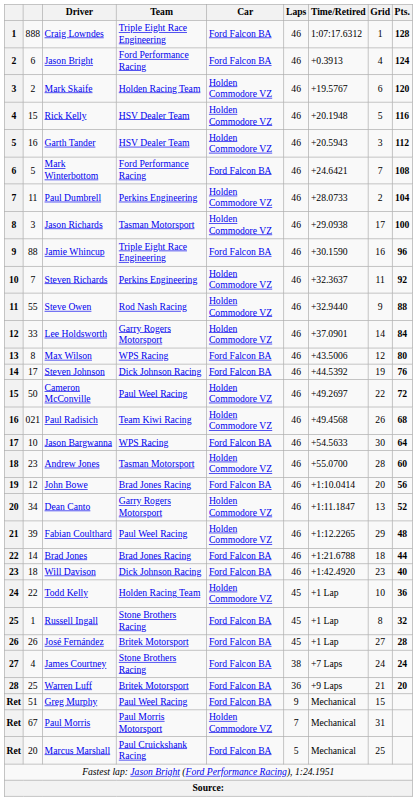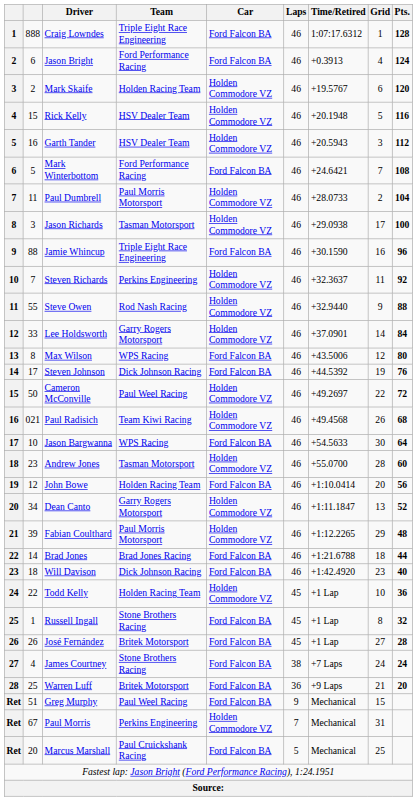(158, 198) Perkins Engineering -> (142, 198) Paul Morris Motorsport
(155, 486) Brad Jones Racing -> (160, 486) Holden Racing Team
(153, 534) Paul Weel Racing -> (142, 534) Paul Morris Motorsport
(142, 723) Paul Morris Motorsport -> (158, 723) Perkins Engineering
